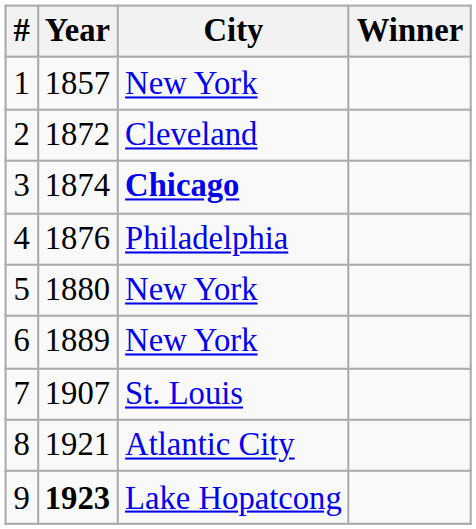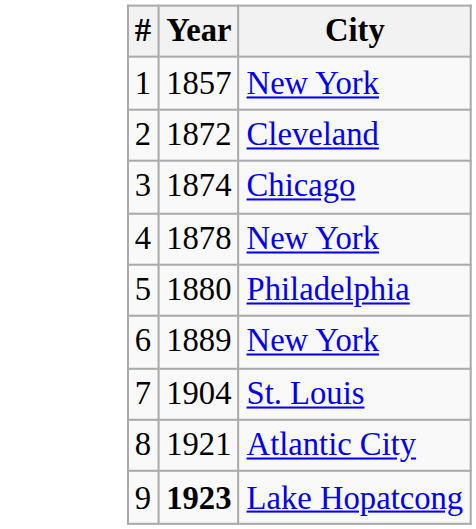- column: (410, 31)
(182, 186) bold -> (301, 186) normal
(77, 238) 1876 -> (199, 238) 1878
(207, 238) Philadelphia -> (313, 238) New York
(191, 289) New York -> (328, 289) Philadelphia
(77, 393) 1907 -> (199, 393) 1904
